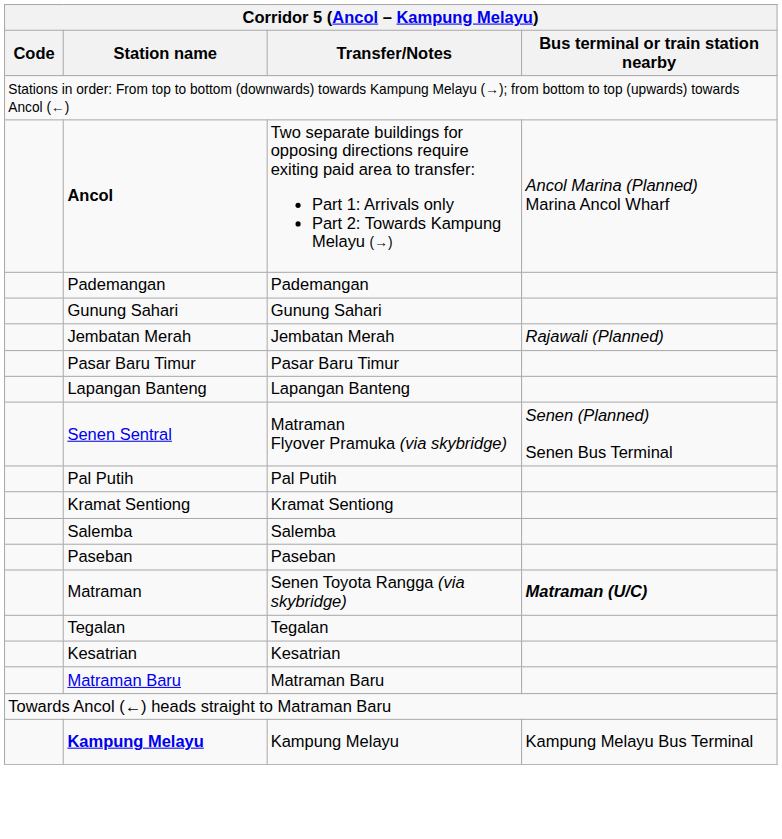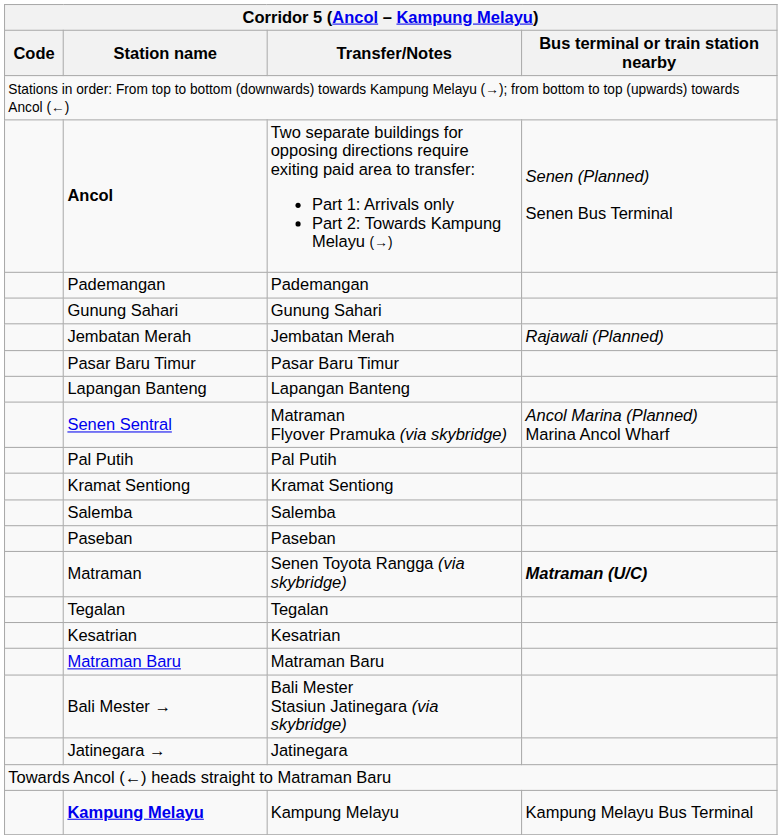(612, 195) Ancol Marina (Planned) Marina Ancol Wharf -> (599, 195) Senen (Planned) Senen Bus Terminal
(599, 434) Senen (Planned) Senen Bus Terminal -> (612, 424) Ancol Marina (Planned) Marina Ancol Wharf
+ row: (119, 706)
+ row: (116, 751)
